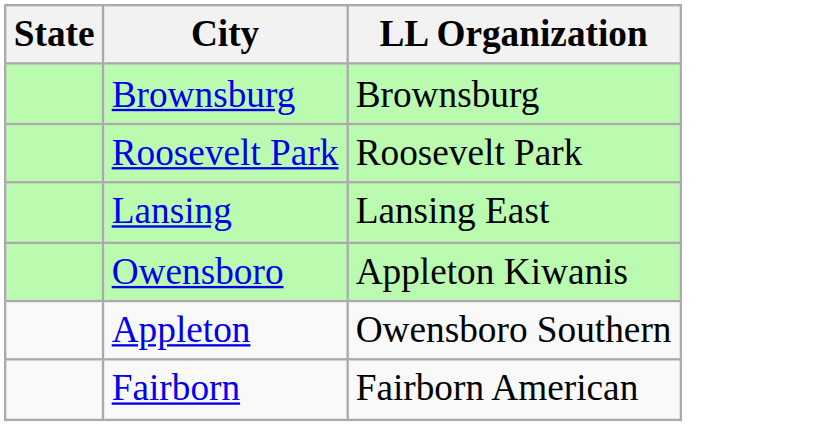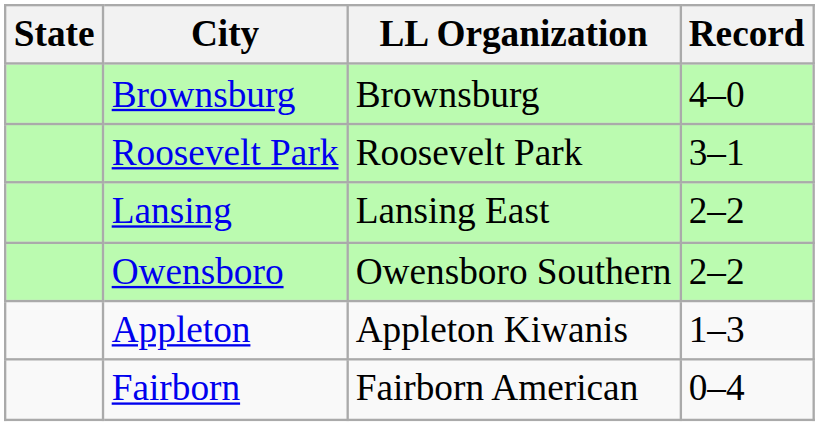+ column: (747, 34)
(492, 270) Appleton Kiwanis -> (514, 270) Owensboro Southern
(514, 329) Owensboro Southern -> (492, 329) Appleton Kiwanis
